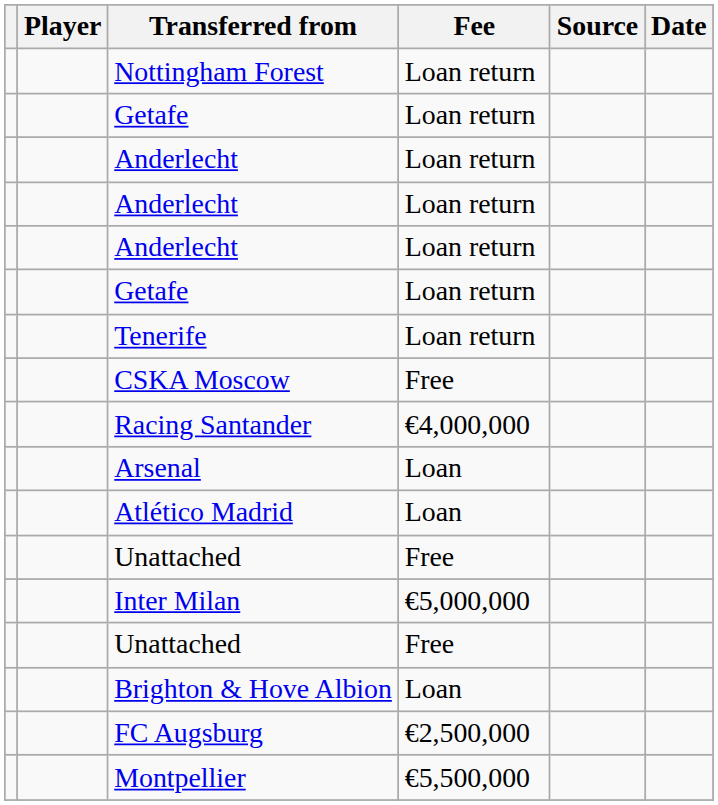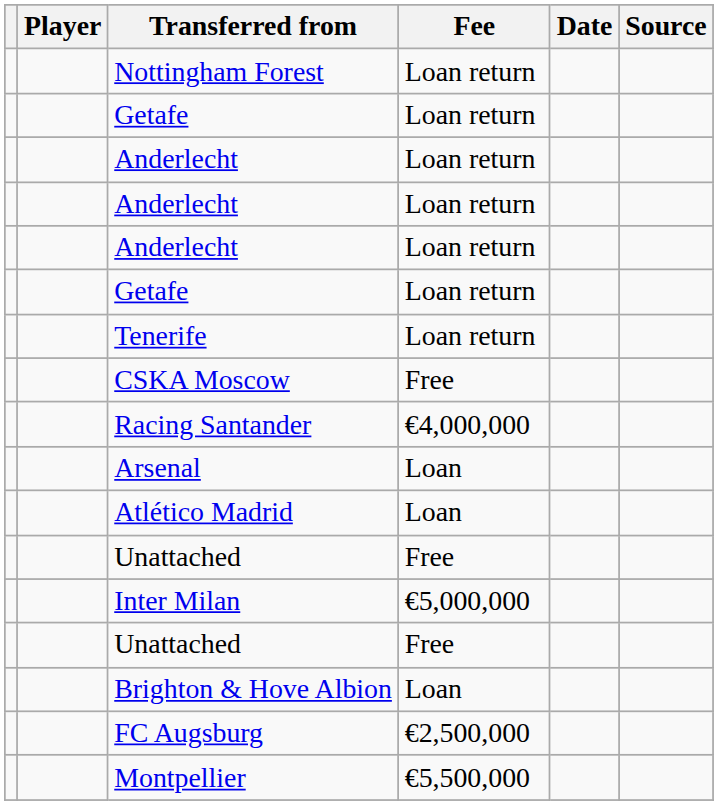columns swapped: (679, 26) <-> (597, 26)
